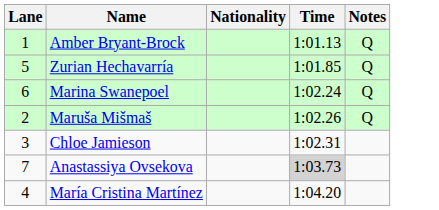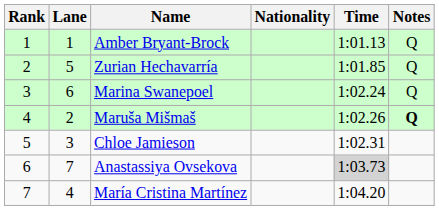+ column: (27, 17)
(367, 117) normal -> (412, 117) bold
